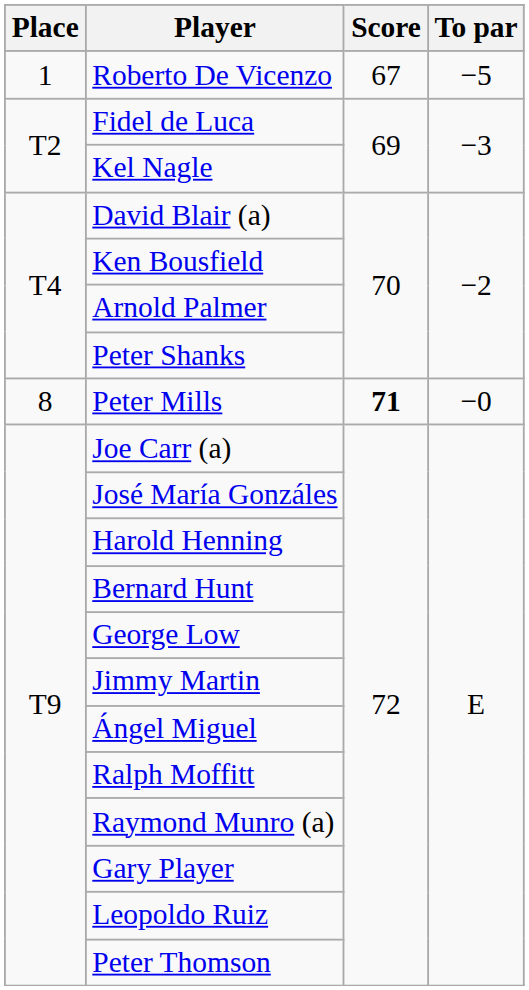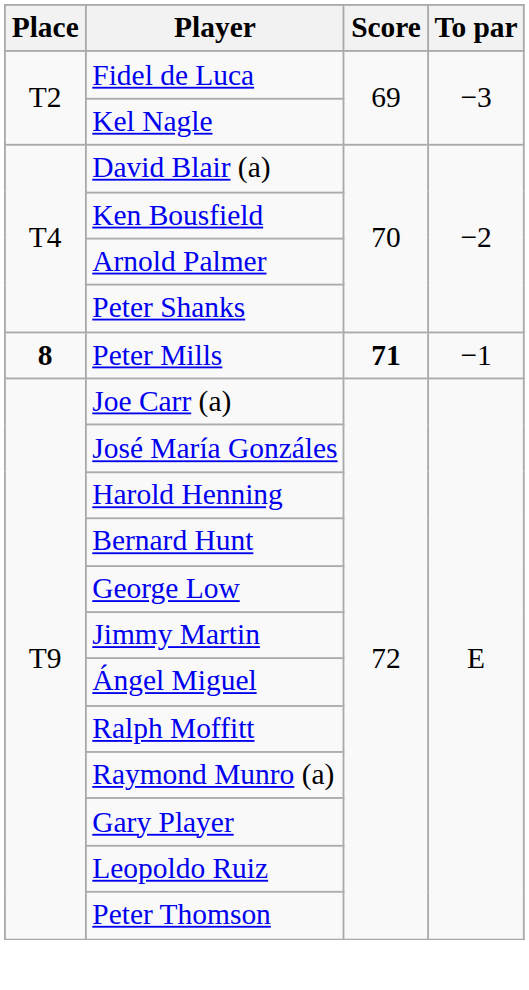- row: (212, 74)
(45, 401) normal -> (45, 354) bold
(476, 401) −0 -> (476, 354) −1
